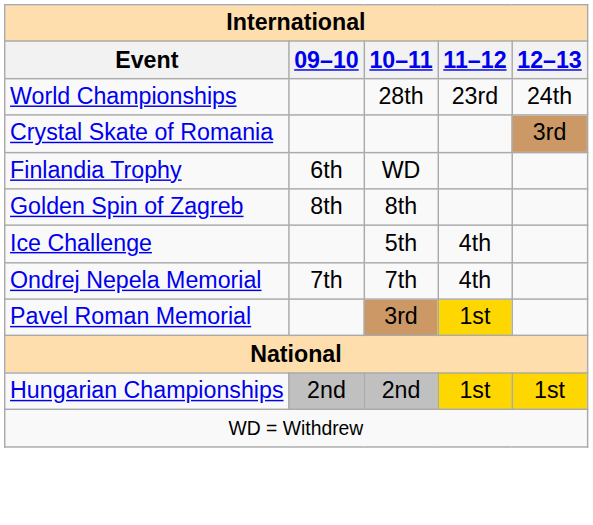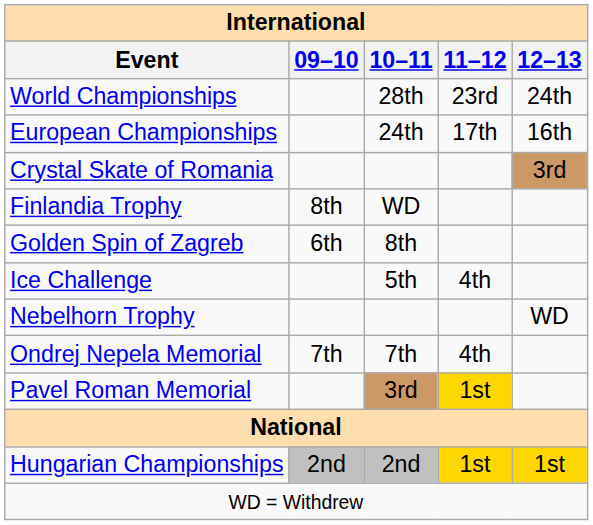+ row: (144, 133)
(326, 170) 6th -> (326, 206) 8th
(326, 206) 8th -> (326, 243) 6th
+ row: (102, 317)
